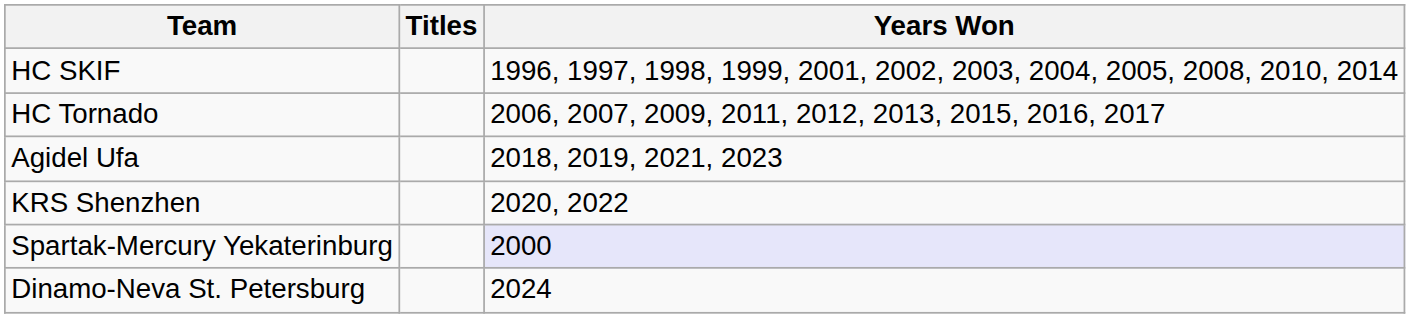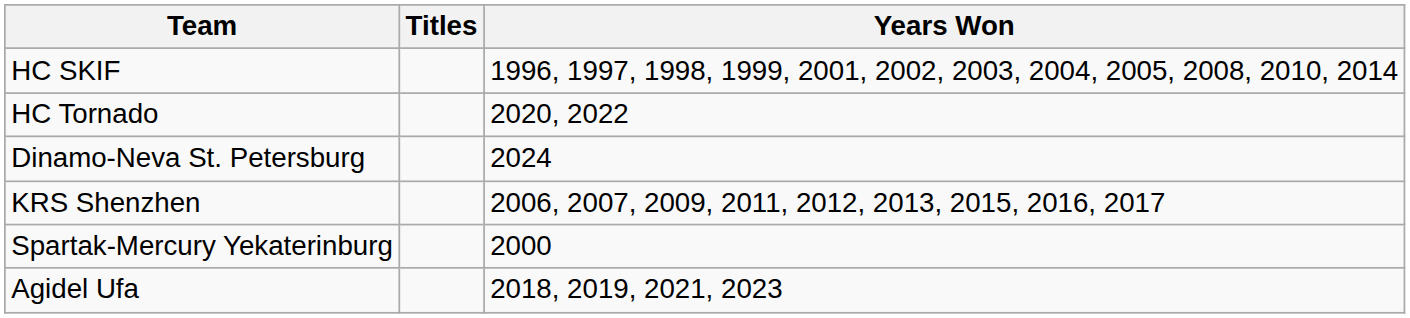(828, 114) 2006, 2007, 2009, 2011, 2012, 2013, 2015, 2016, 2017 -> (559, 114) 2020, 2022
rows swapped: (75, 158) <-> (188, 289)
(559, 202) 2020, 2022 -> (828, 202) 2006, 2007, 2009, 2011, 2012, 2013, 2015, 2016, 2017
(521, 245) lavender background -> (521, 245) no background
